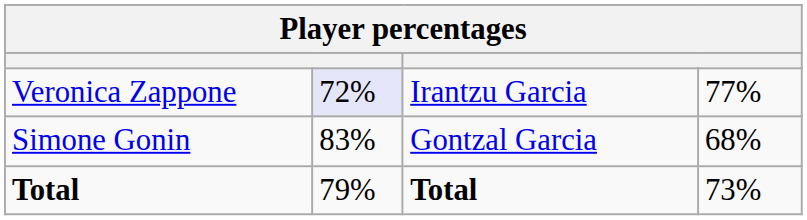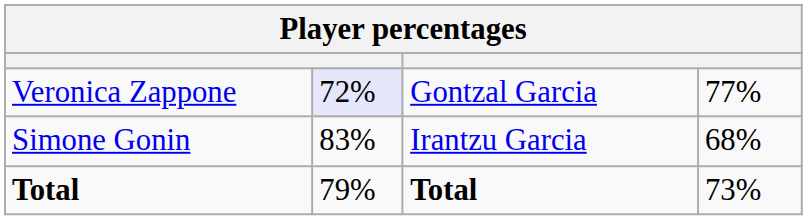(498, 91) Irantzu Garcia -> (504, 91) Gontzal Garcia
(504, 140) Gontzal Garcia -> (498, 140) Irantzu Garcia
